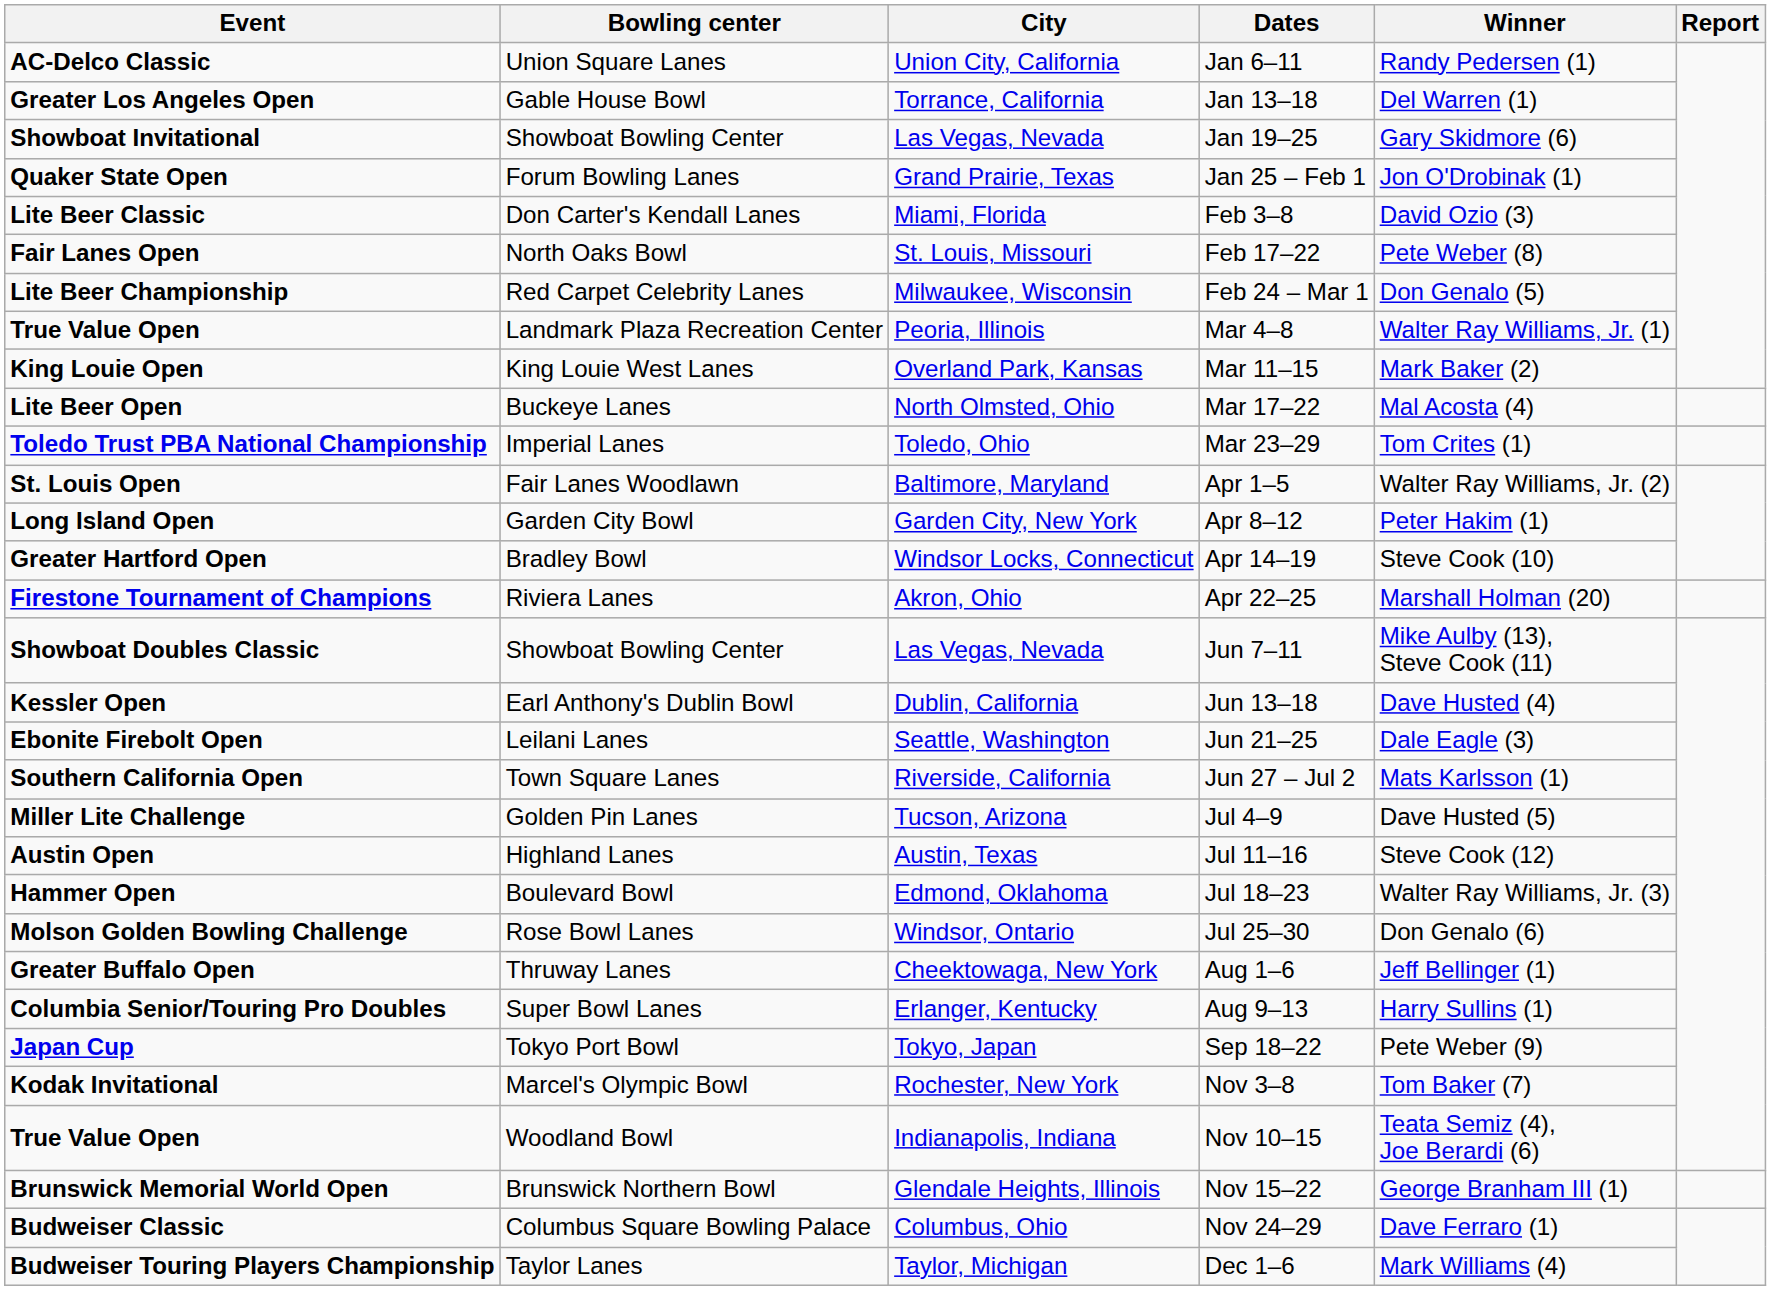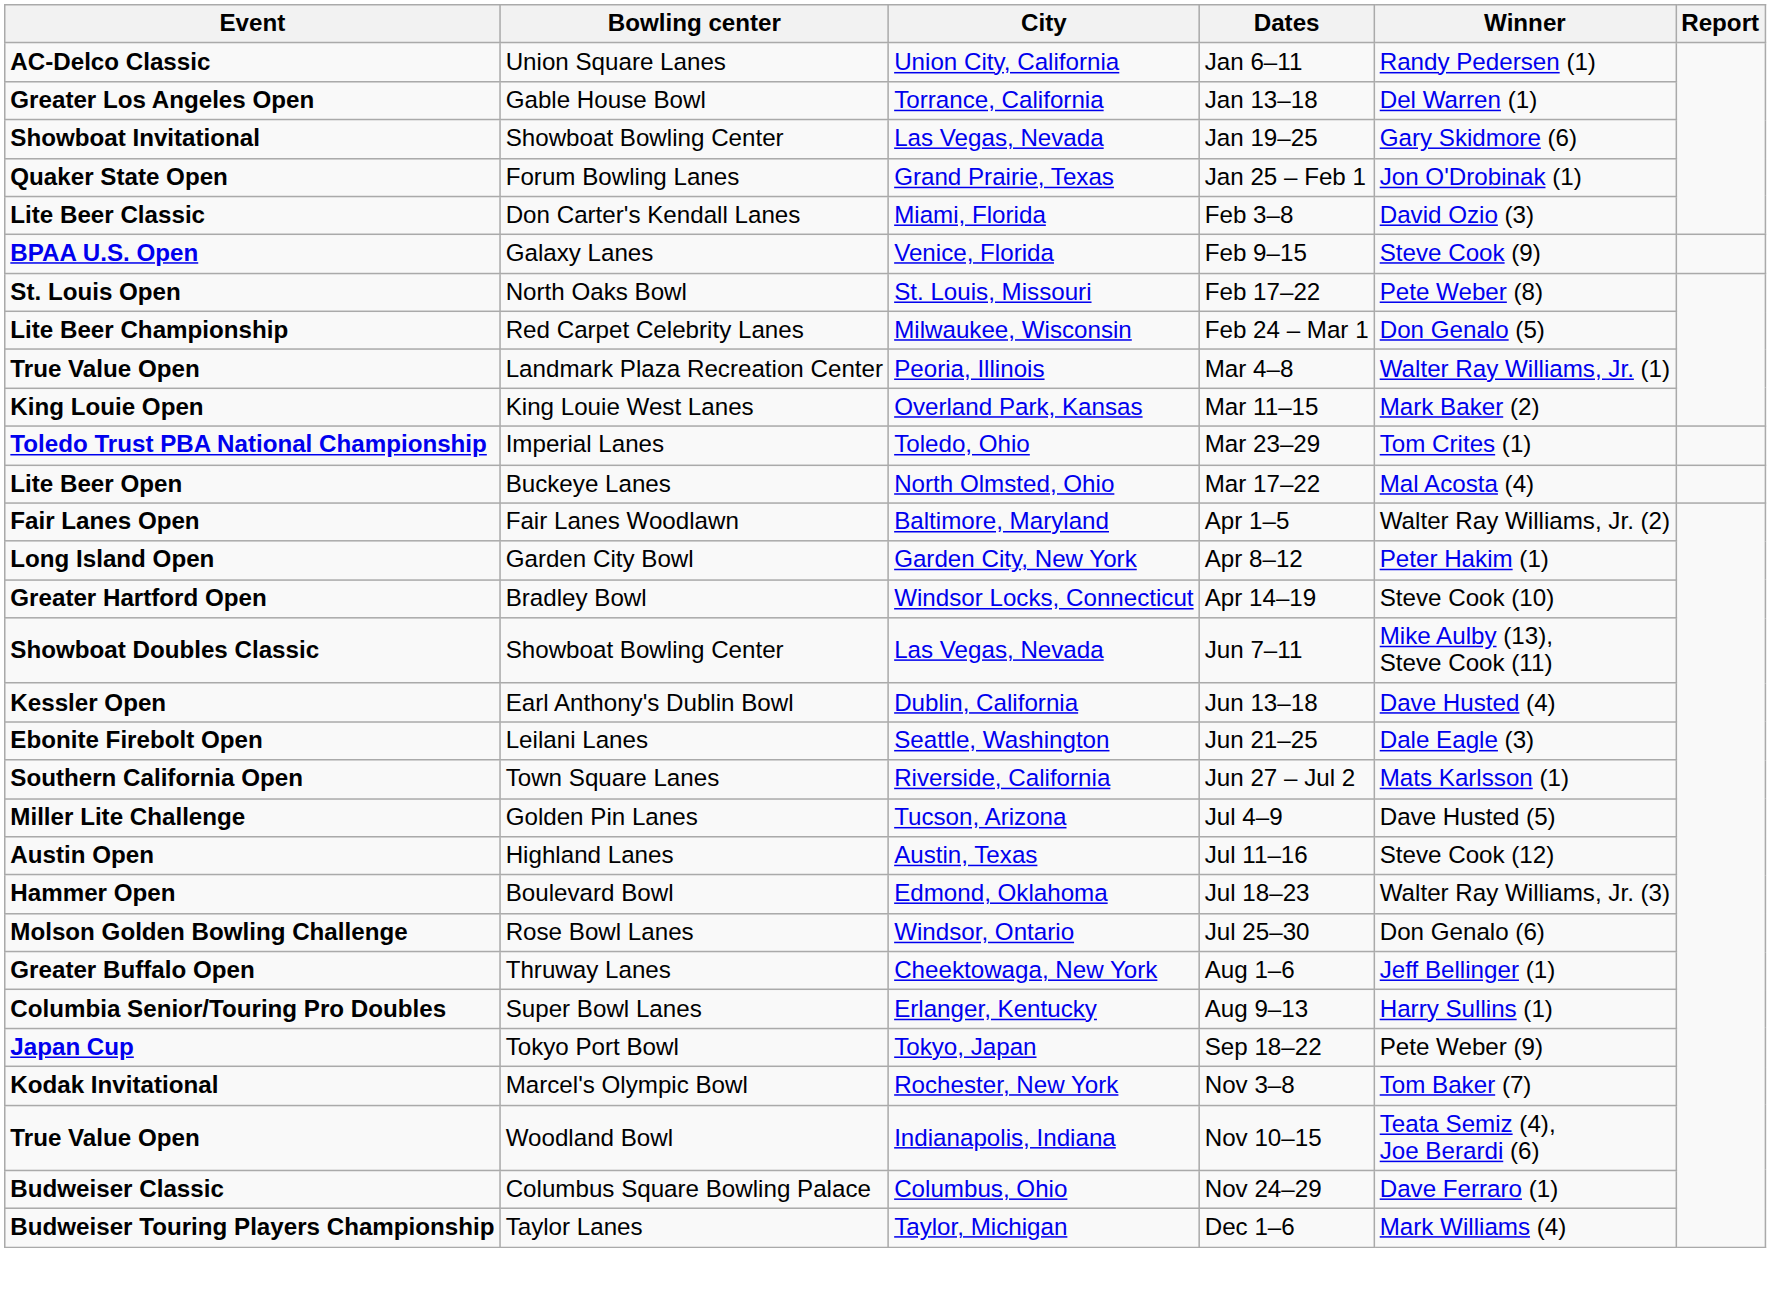+ row: (1256, 253)
(105, 253) Fair Lanes Open -> (96, 291) St. Louis Open
rows swapped: (1262, 406) <-> (1262, 445)
(96, 483) St. Louis Open -> (105, 521) Fair Lanes Open
- row: (1260, 598)
- row: (1263, 1189)
